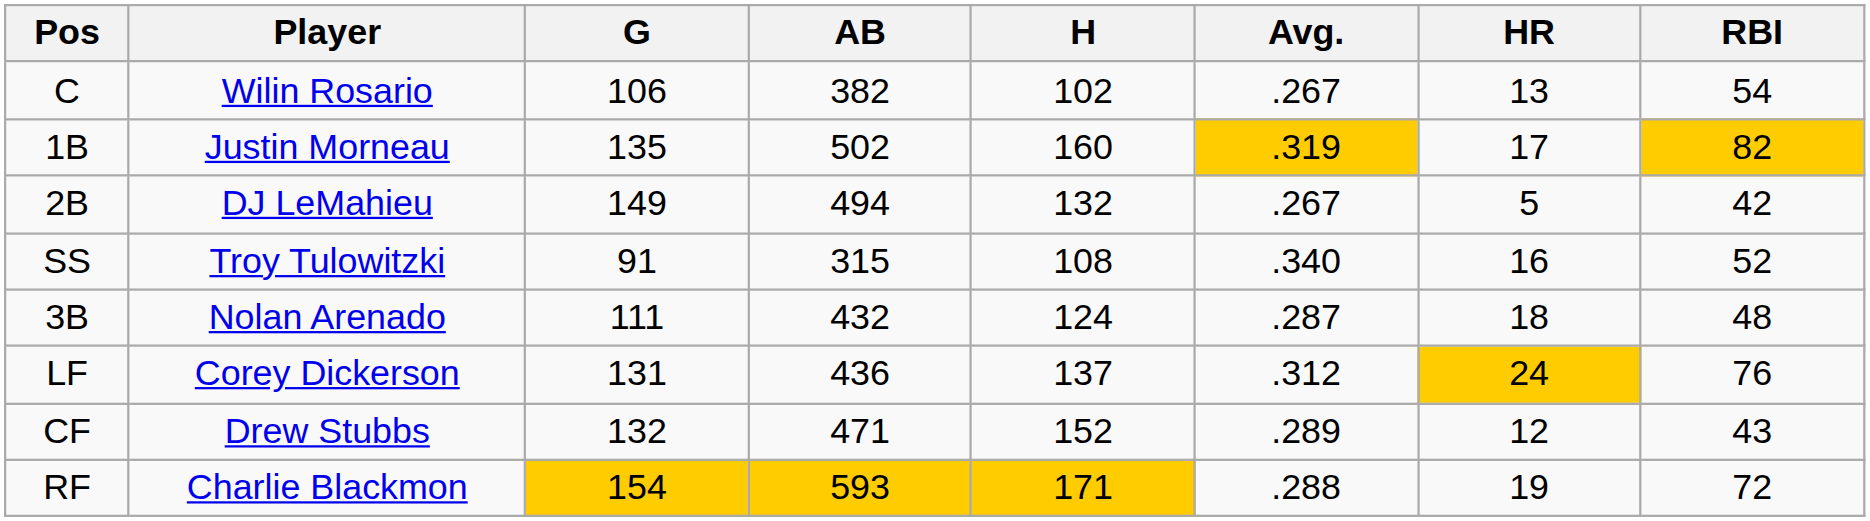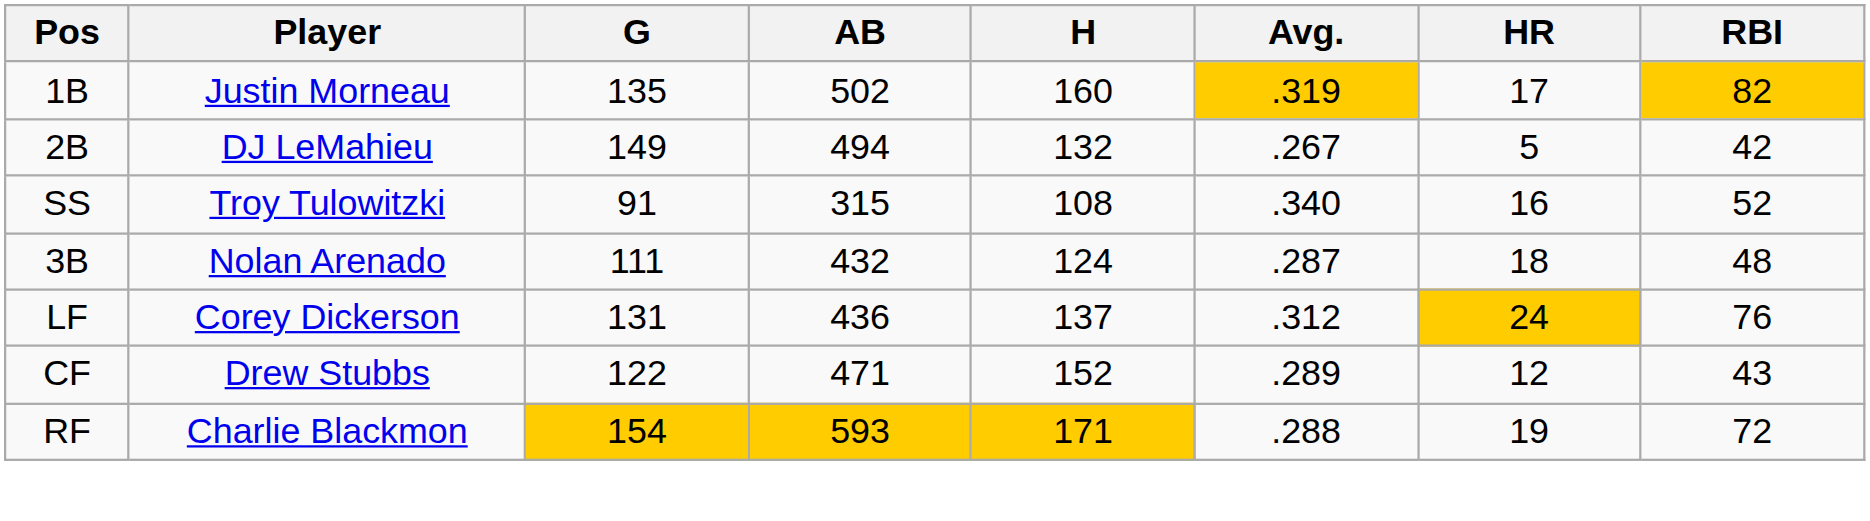- row: (67, 89)
(637, 430) 132 -> (637, 373) 122
